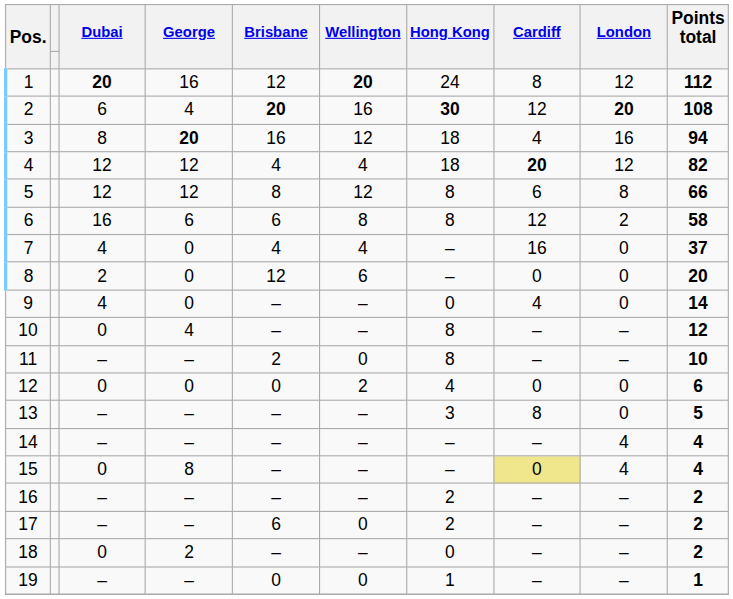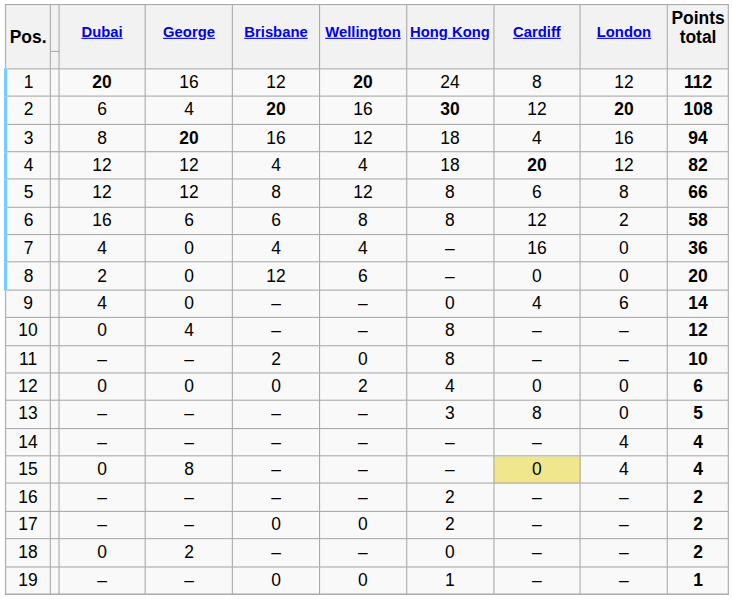(698, 248) 37 -> (698, 248) 36
(624, 303) 0 -> (624, 303) 6
(276, 524) 6 -> (276, 524) 0
